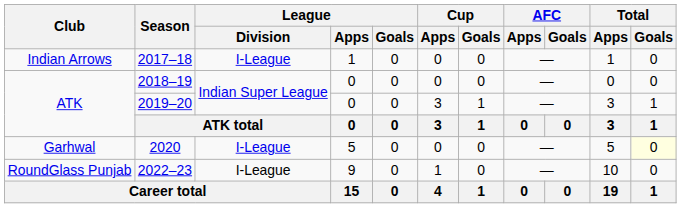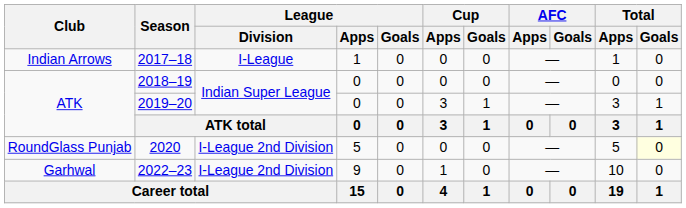(70, 147) Garhwal -> (70, 147) RoundGlass Punjab
(263, 147) I-League -> (266, 147) I-League 2nd Division
(70, 170) RoundGlass Punjab -> (70, 170) Garhwal
(263, 170) I-League -> (266, 170) I-League 2nd Division
